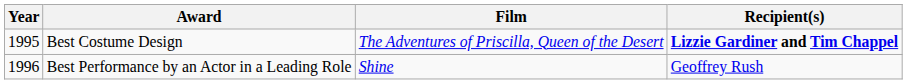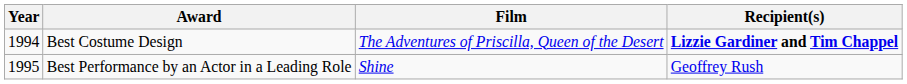(24, 41) 1995 -> (24, 41) 1994
(24, 66) 1996 -> (24, 66) 1995
